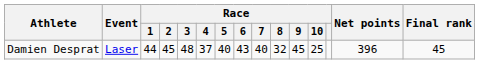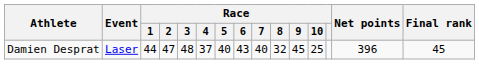(169, 49) 45 -> (169, 49) 47
